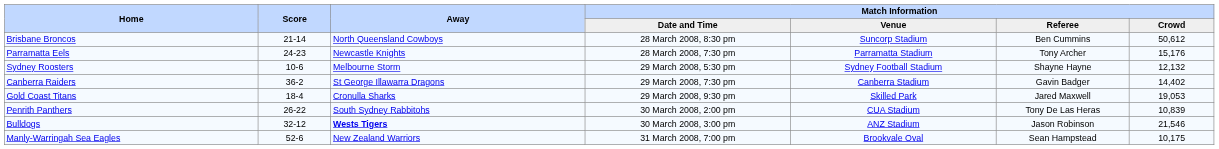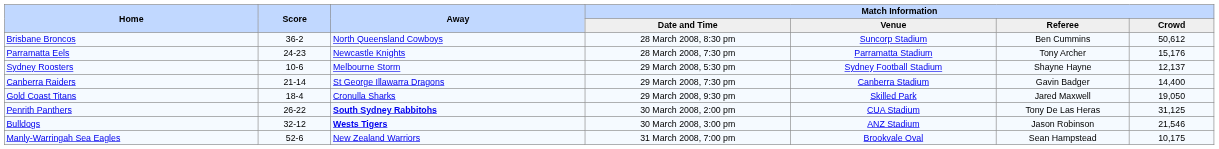(295, 39) 21-14 -> (295, 39) 36-2
(1172, 67) 12,132 -> (1172, 67) 12,137
(295, 81) 36-2 -> (295, 81) 21-14
(1172, 81) 14,402 -> (1172, 81) 14,400
(1172, 96) 19,053 -> (1172, 96) 19,050
(381, 110) normal -> (385, 110) bold
(1172, 110) 10,839 -> (1172, 110) 31,125
